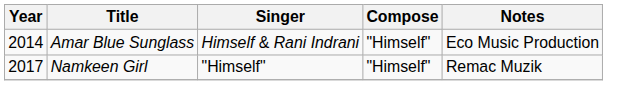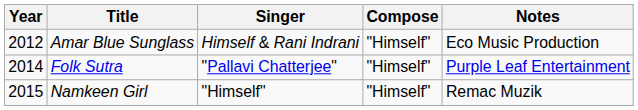(26, 42) 2014 -> (26, 42) 2012
+ row: (87, 67)
(26, 67) 2017 -> (26, 92) 2015
